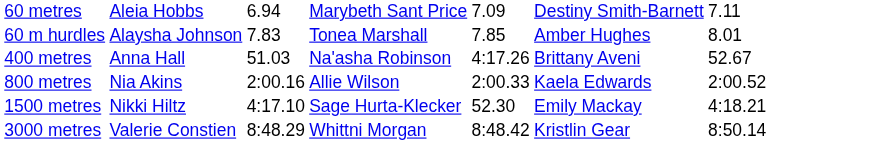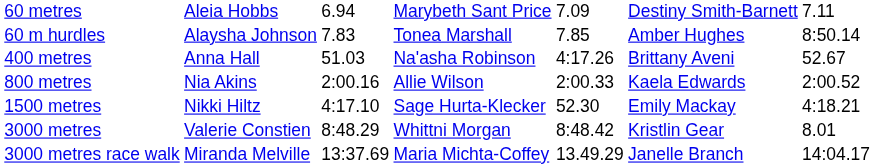(725, 35) 8.01 -> (831, 35) 8:50.14
(737, 130) 8:50.14 -> (819, 130) 8.01
+ row: (92, 154)
